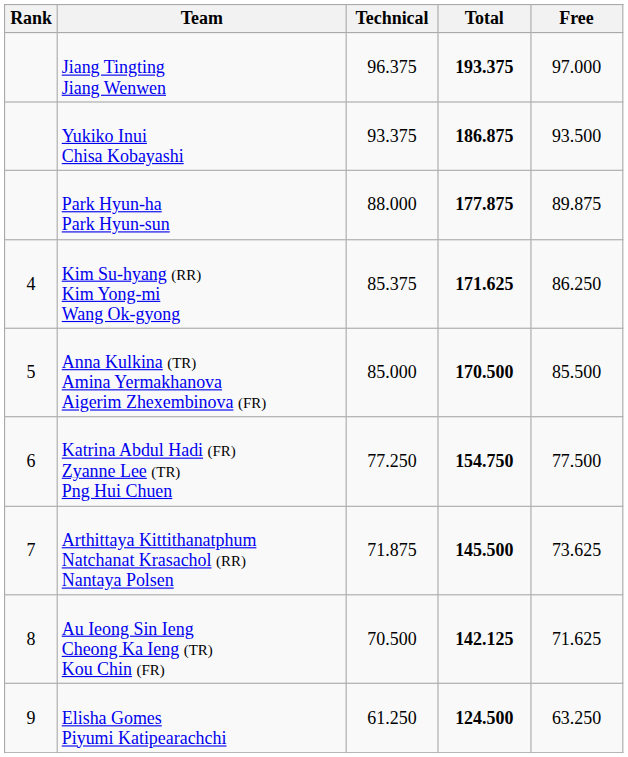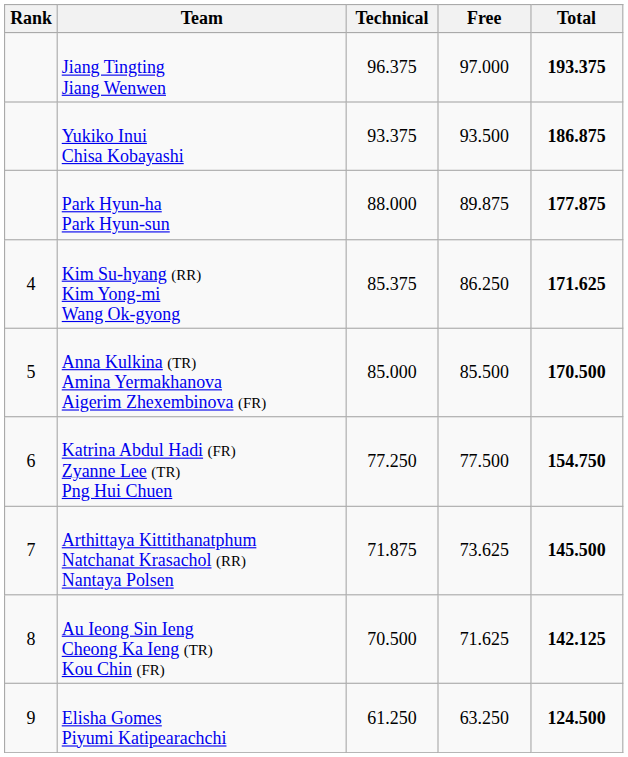columns swapped: (577, 18) <-> (484, 18)
